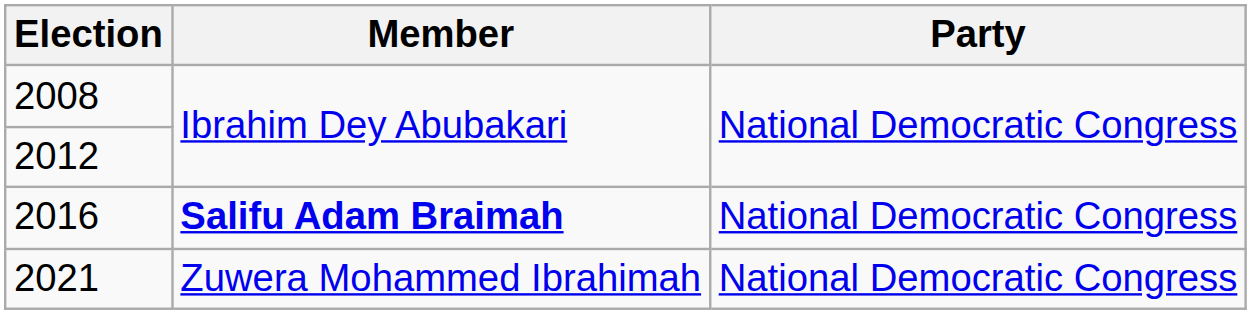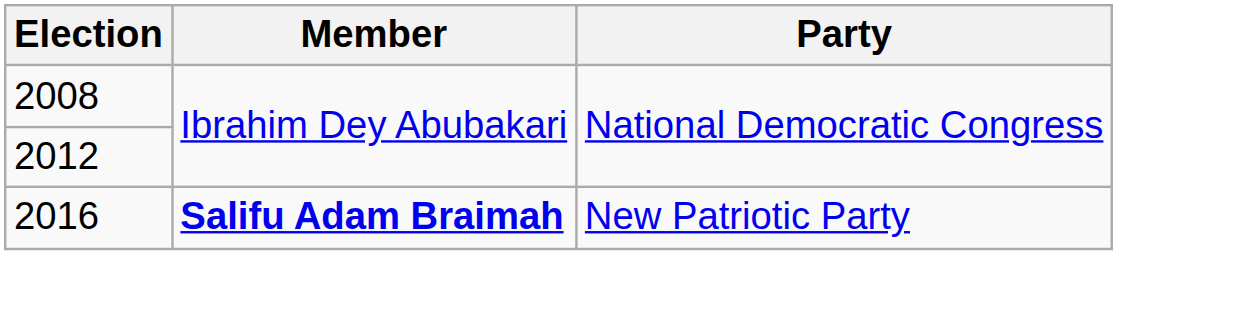(978, 216) National Democratic Congress -> (747, 216) New Patriotic Party
- row: (57, 277)
